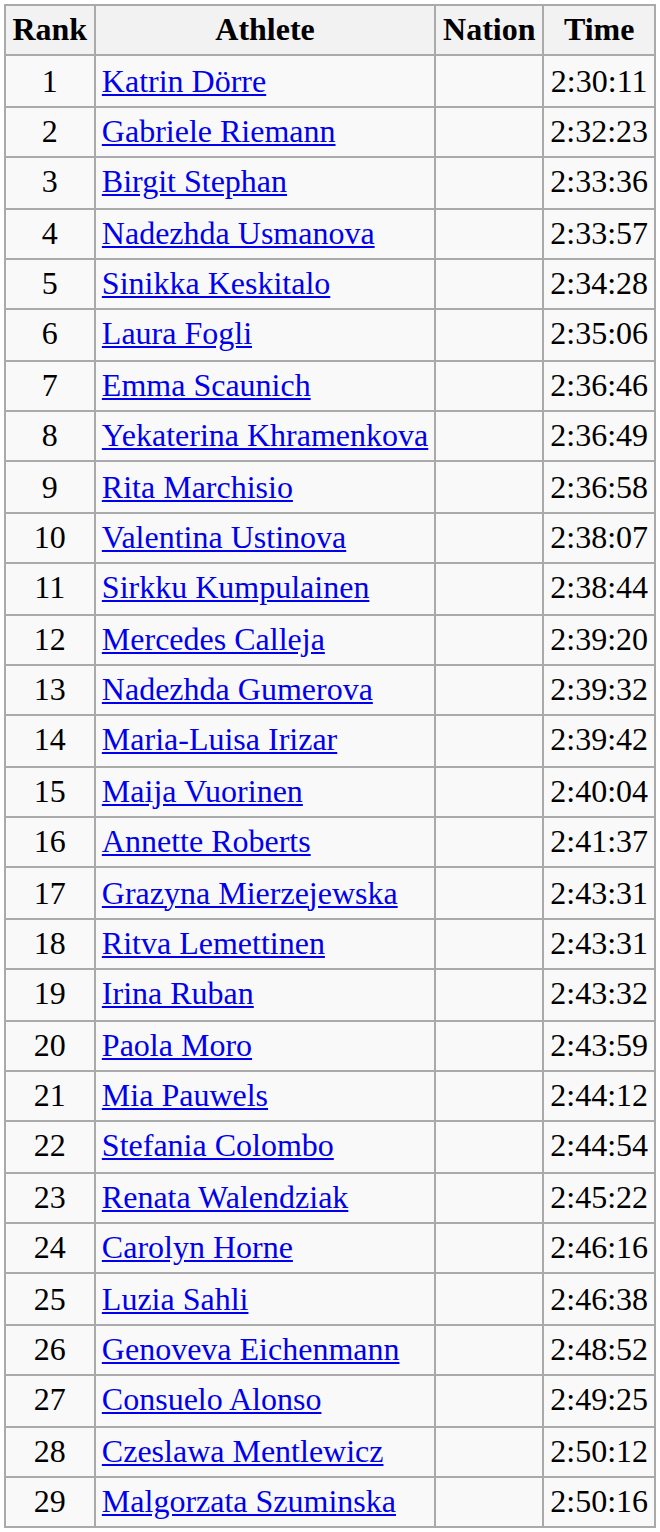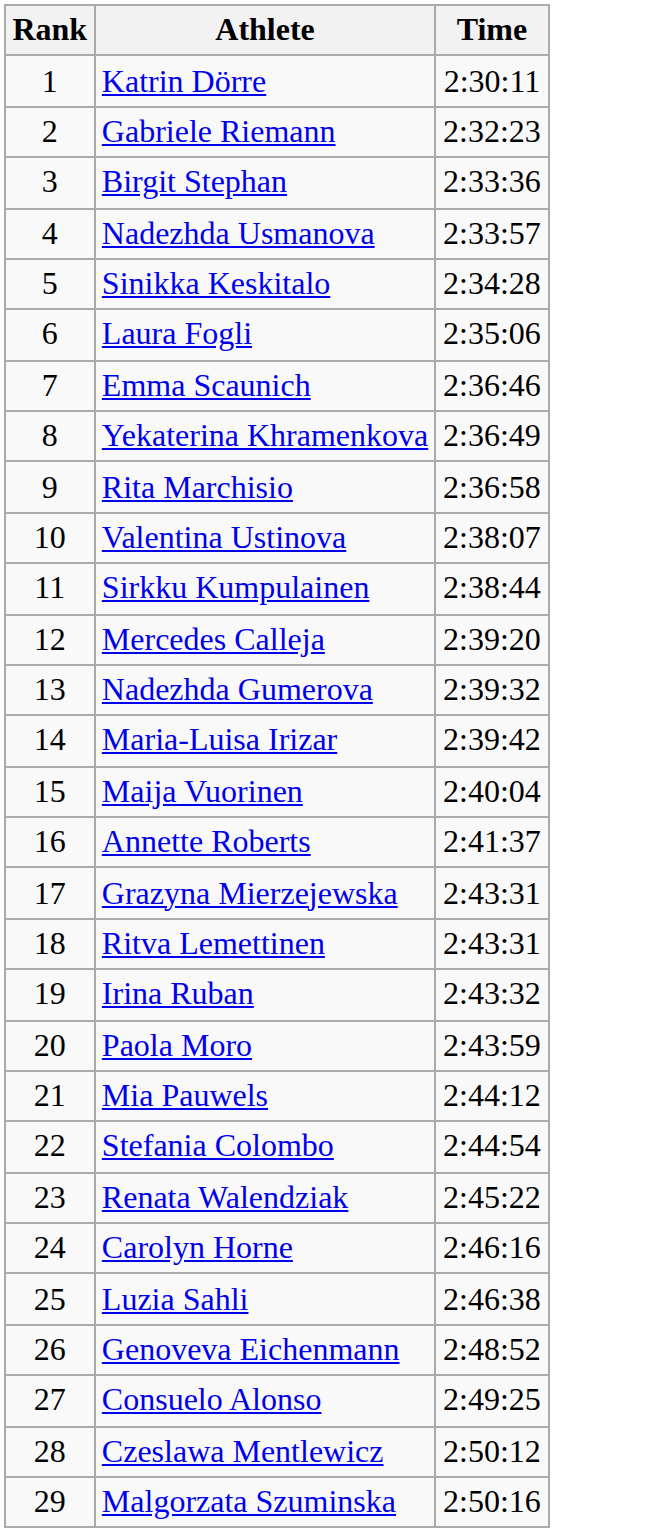- column: (489, 29)
